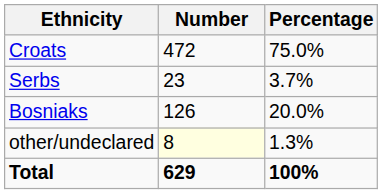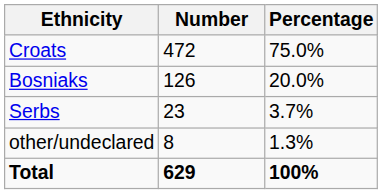rows swapped: (48, 111) <-> (34, 81)
(169, 142) lightyellow background -> (169, 142) no background
